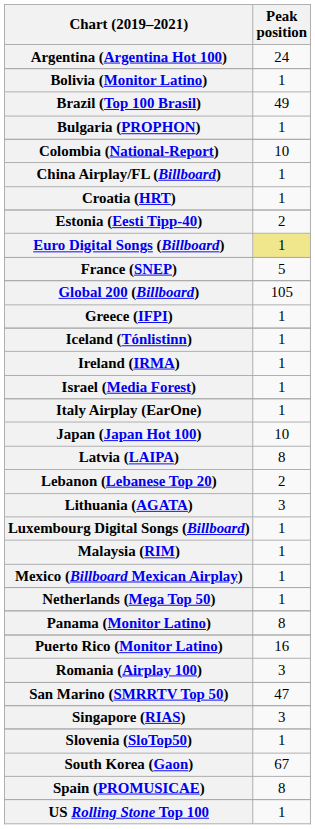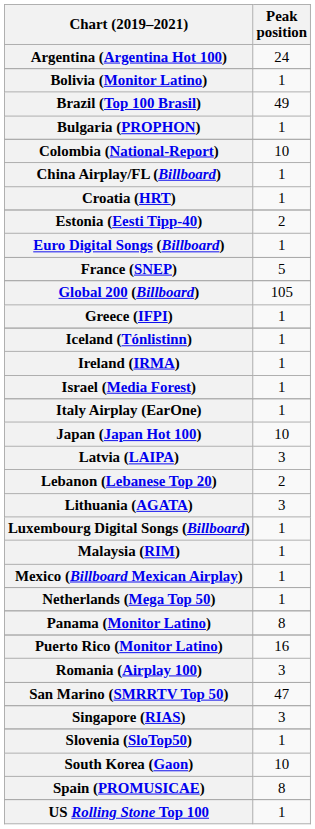(282, 245) khaki background -> (282, 245) no background
(282, 457) 8 -> (282, 457) 3
(282, 764) 67 -> (282, 764) 10
